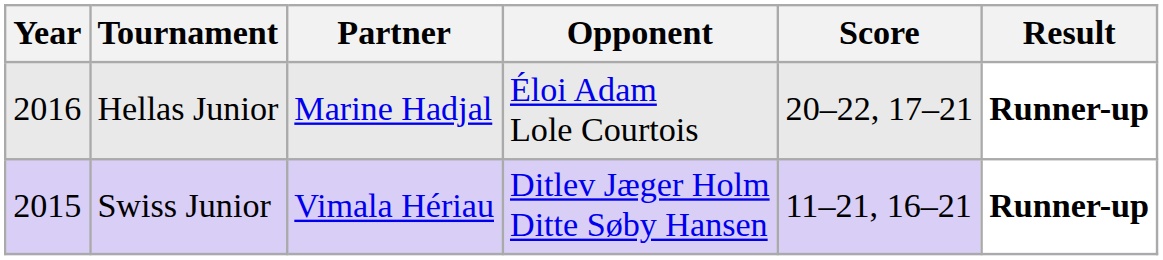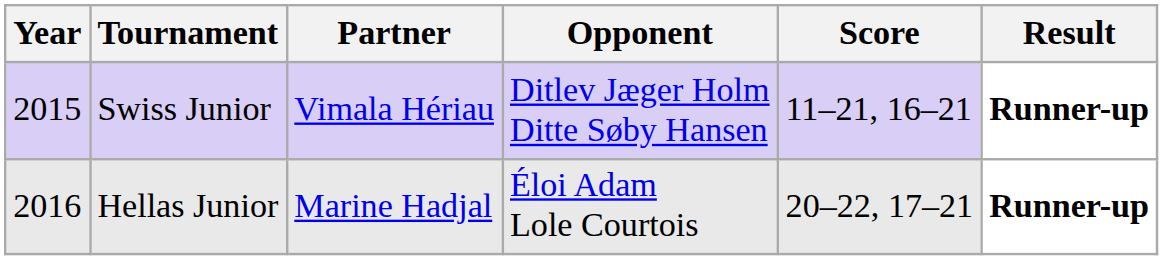rows swapped: (184, 206) <-> (188, 109)
